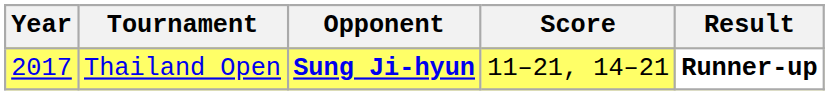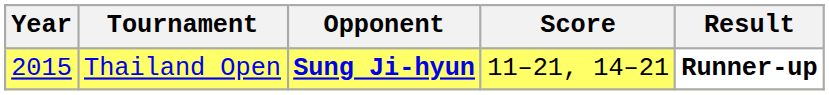(41, 68) 2017 -> (41, 68) 2015
